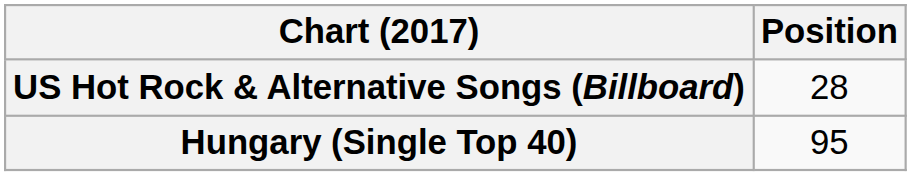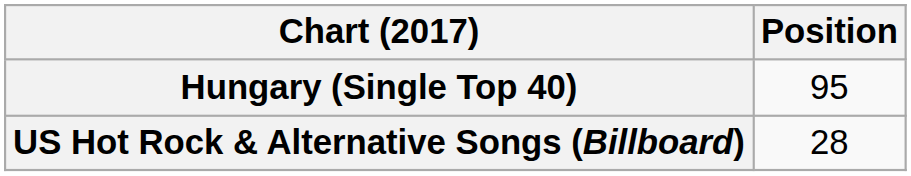rows swapped: (379, 142) <-> (379, 87)
